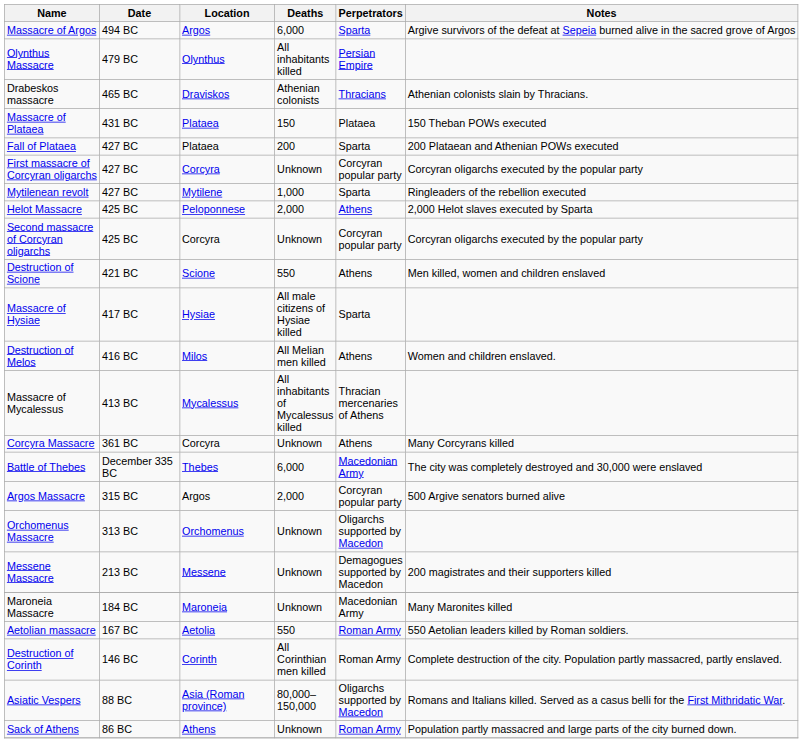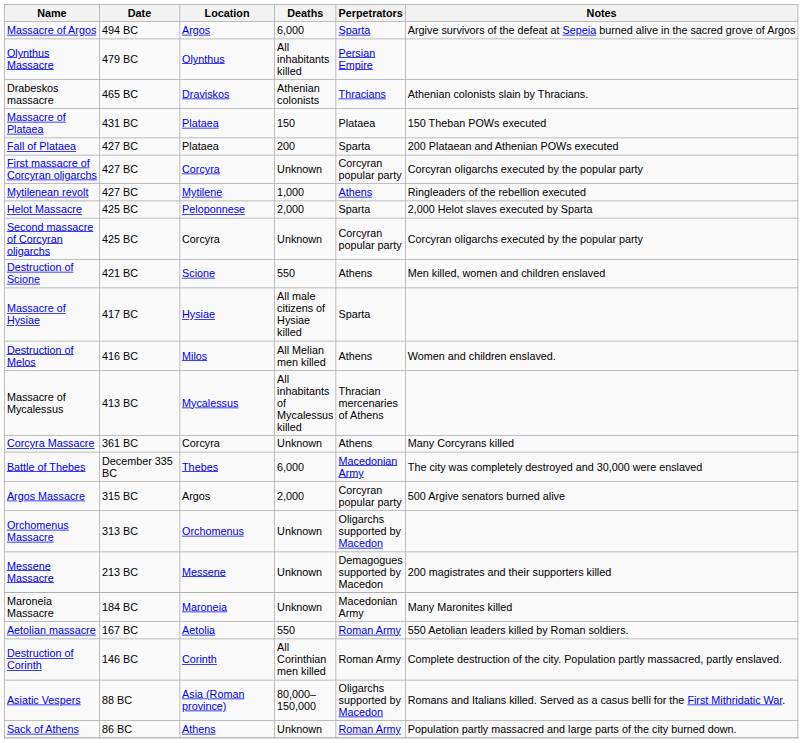(354, 193) Sparta -> (355, 193) Athens
(355, 210) Athens -> (354, 210) Sparta
